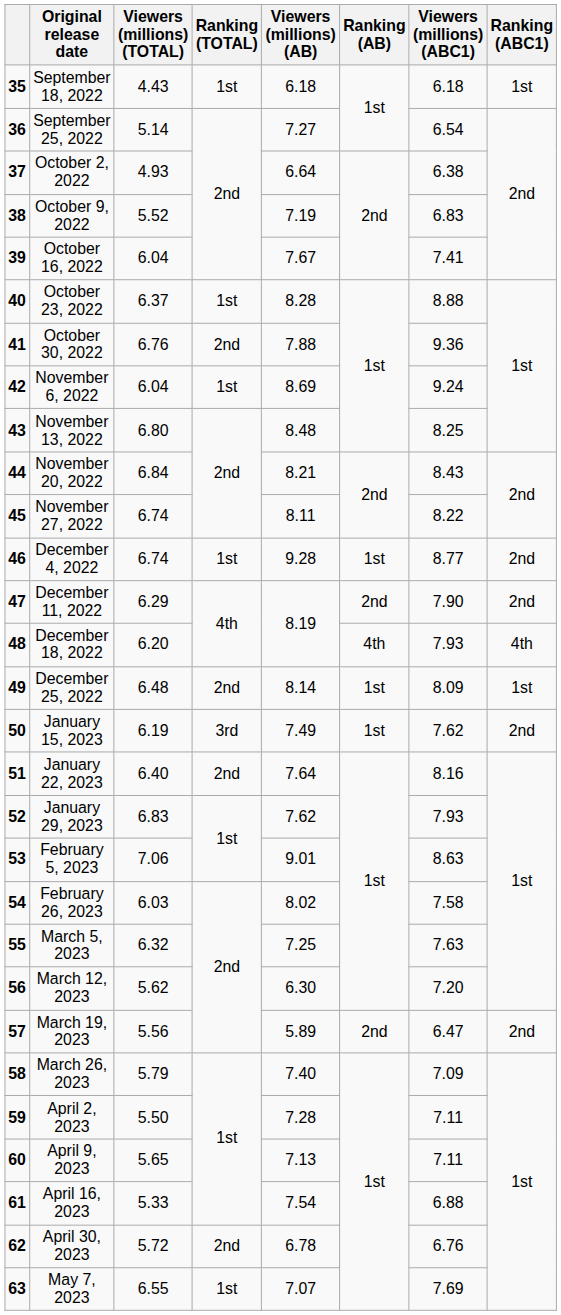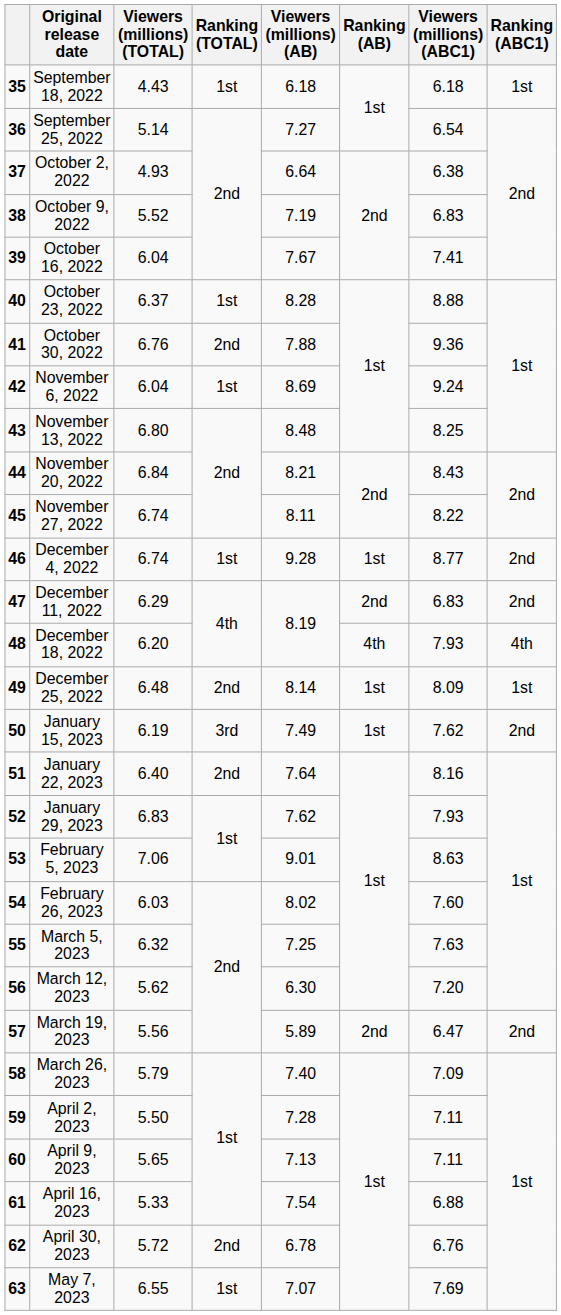(448, 602) 7.90 -> (448, 602) 6.83
(448, 902) 7.58 -> (448, 902) 7.60
